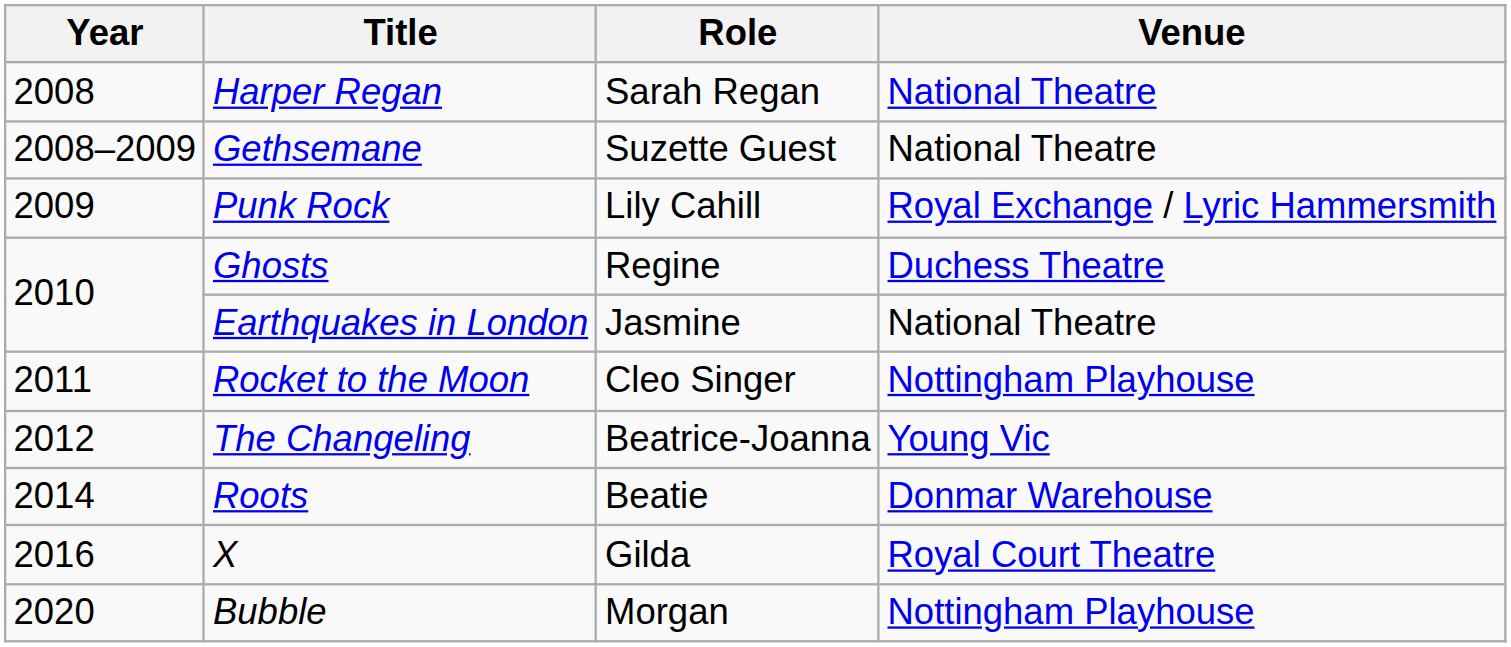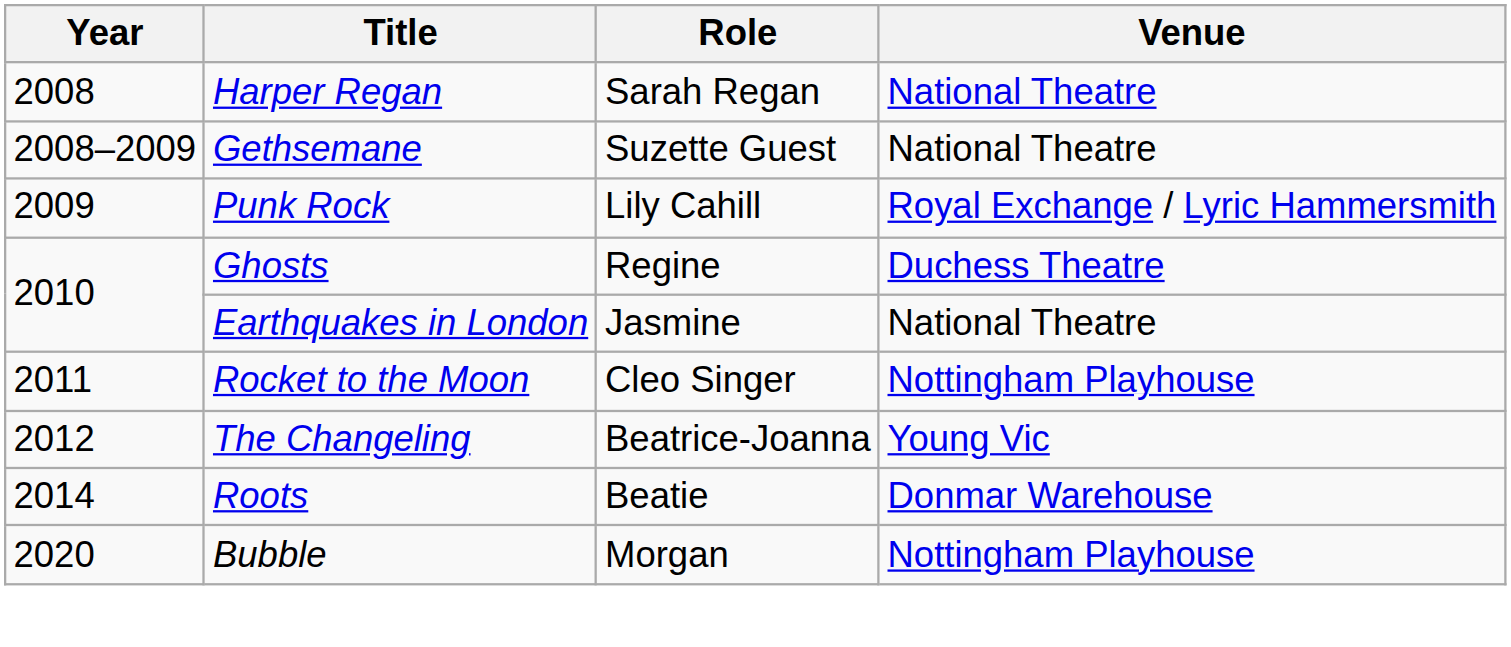- row: (225, 554)
